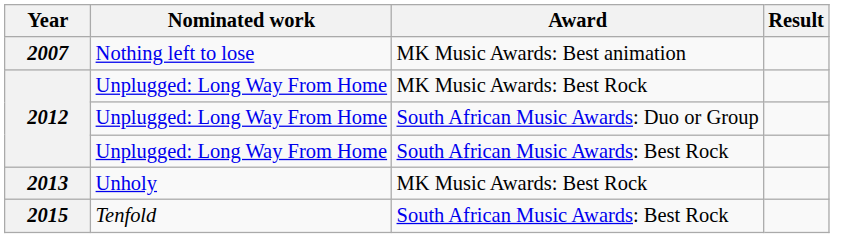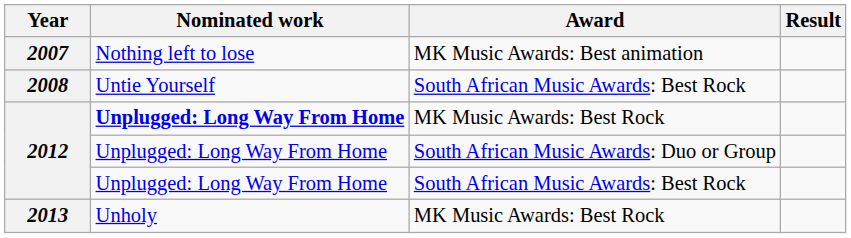+ row: (48, 85)
(241, 85) normal -> (250, 118) bold
- row: (48, 215)
